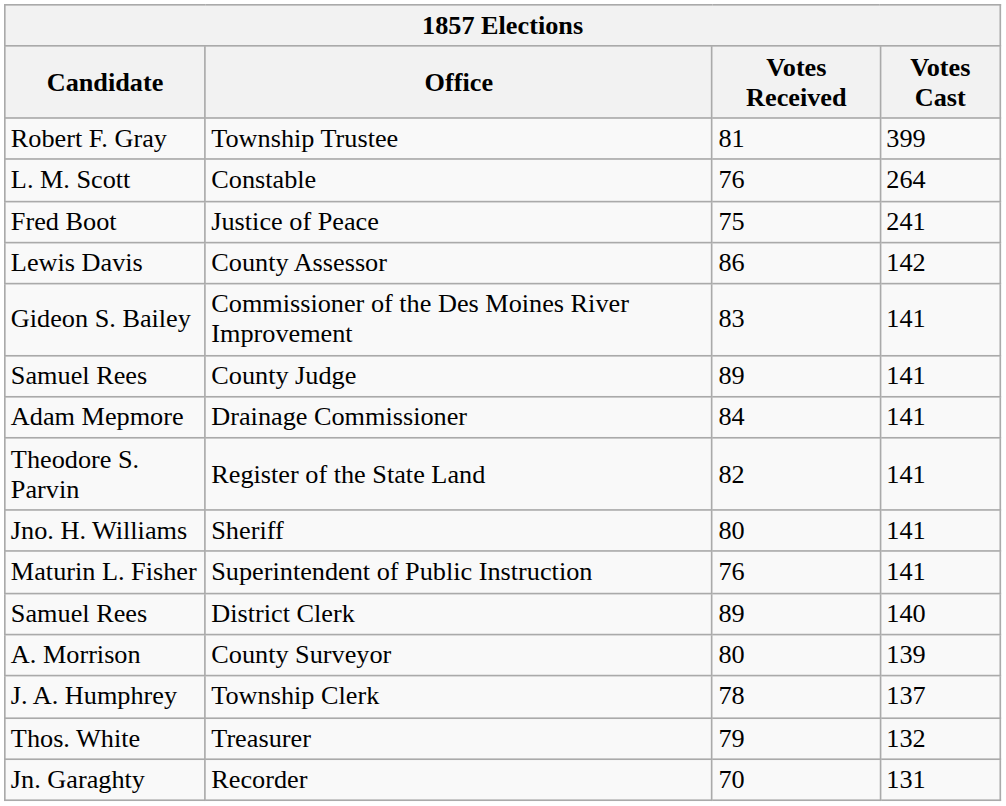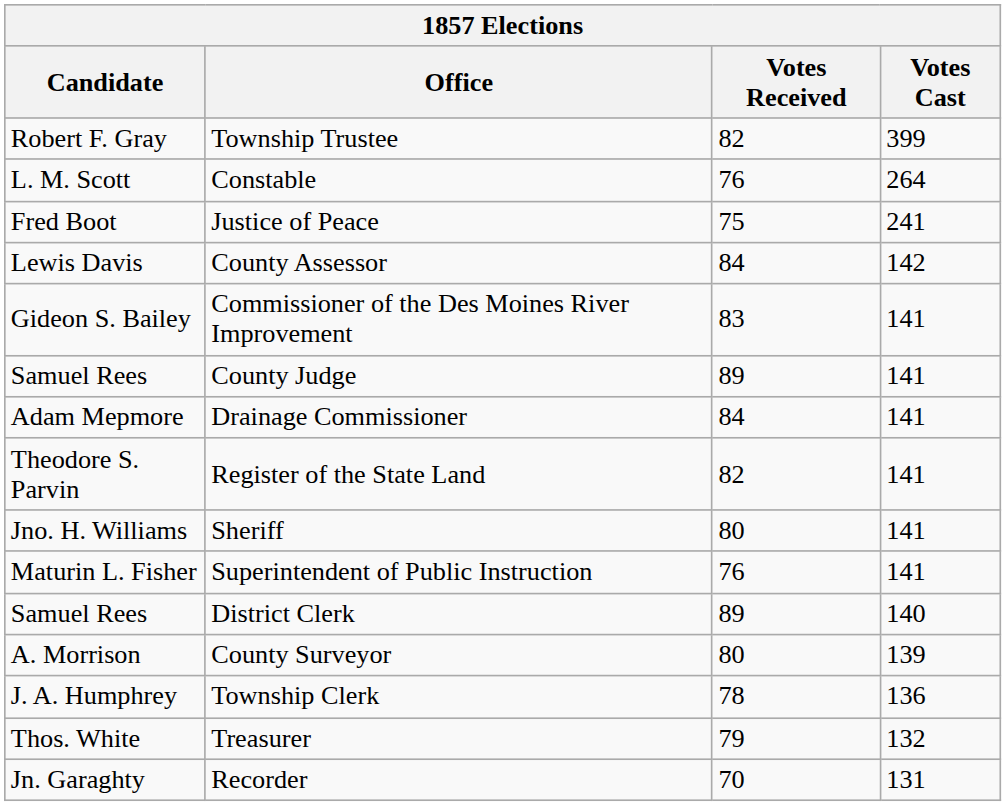(732, 138) 81 -> (732, 138) 82
(732, 262) 86 -> (732, 262) 84
(906, 696) 137 -> (906, 696) 136
